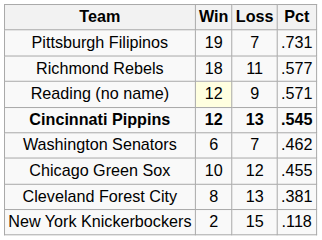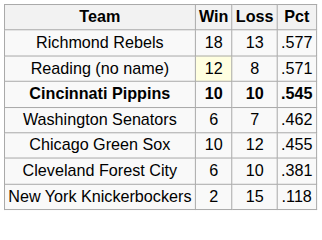- row: (100, 42)
(255, 68) 11 -> (255, 42) 13
(255, 94) 9 -> (255, 68) 8
(214, 119) 12 -> (214, 94) 10
(255, 119) 13 -> (255, 94) 10
(214, 196) 8 -> (214, 171) 6
(255, 196) 13 -> (255, 171) 10
